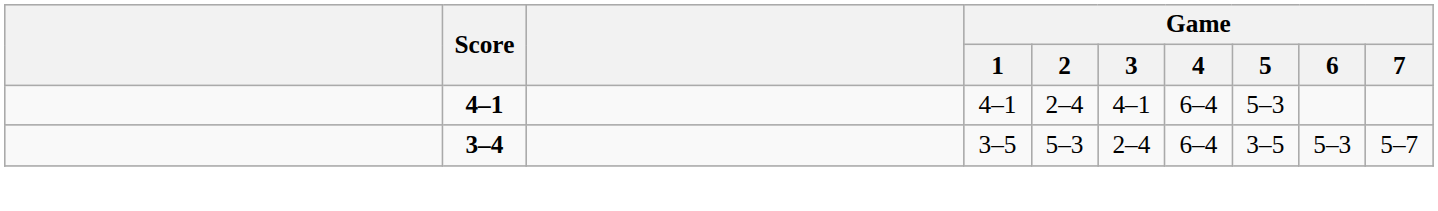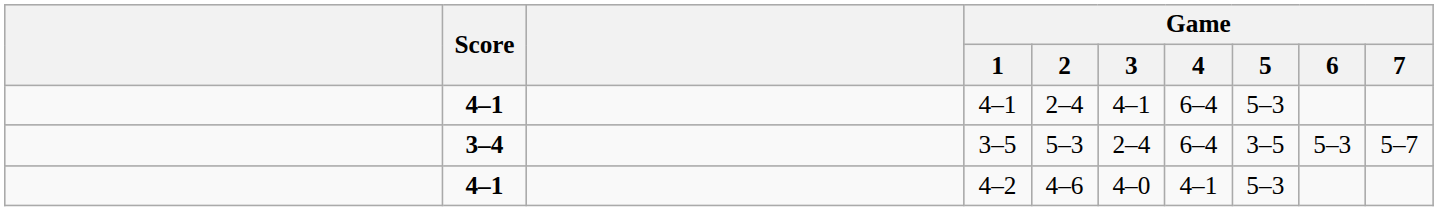+ row: (998, 184)
